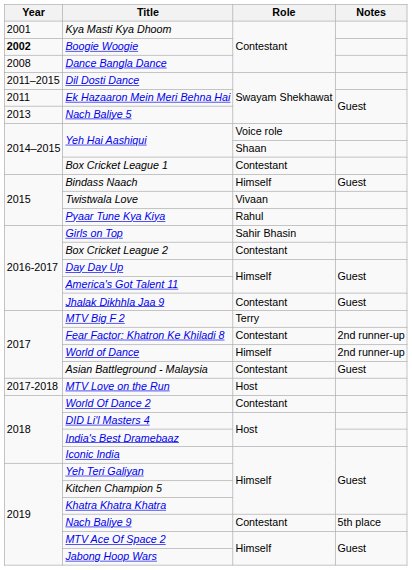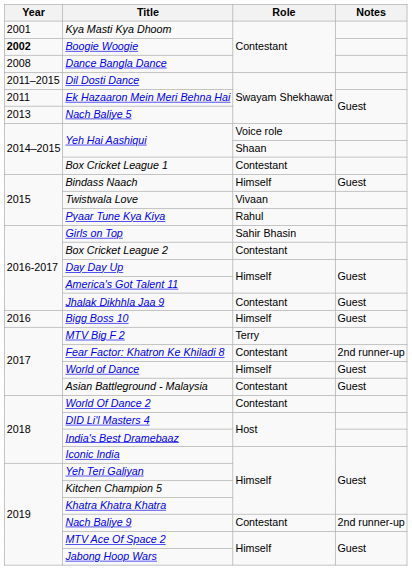+ row: (97, 319)
(371, 353) 2nd runner-up -> (352, 370) Guest
- row: (118, 387)
(359, 523) 5th place -> (371, 523) 2nd runner-up
